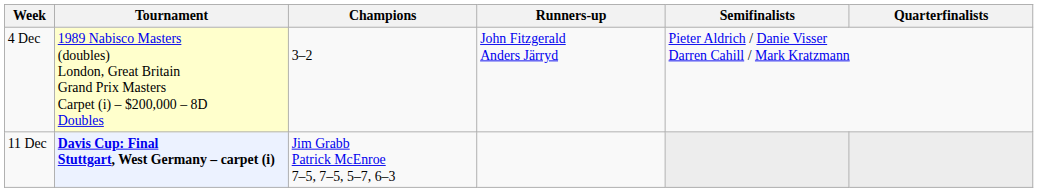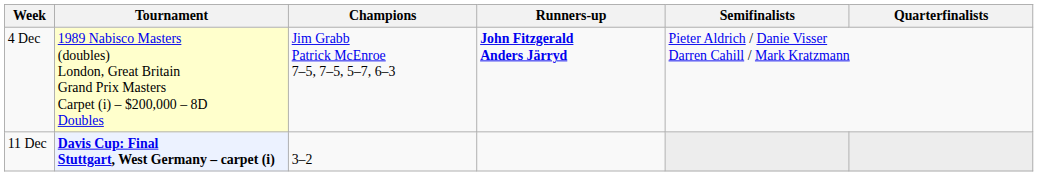(302, 55) 3–2 -> (344, 55) Jim Grabb Patrick McEnroe 7–5, 7–5, 5–7, 6–3
(523, 47) normal -> (527, 47) bold
(344, 159) Jim Grabb Patrick McEnroe 7–5, 7–5, 5–7, 6–3 -> (302, 159) 3–2
